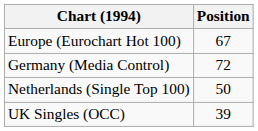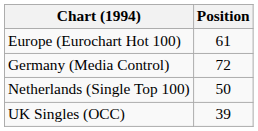(223, 41) 67 -> (223, 41) 61
